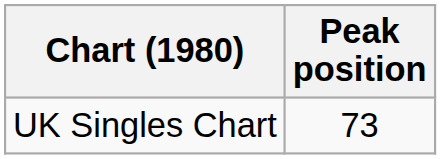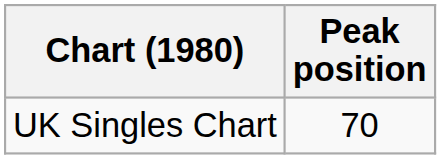(360, 125) 73 -> (360, 125) 70
